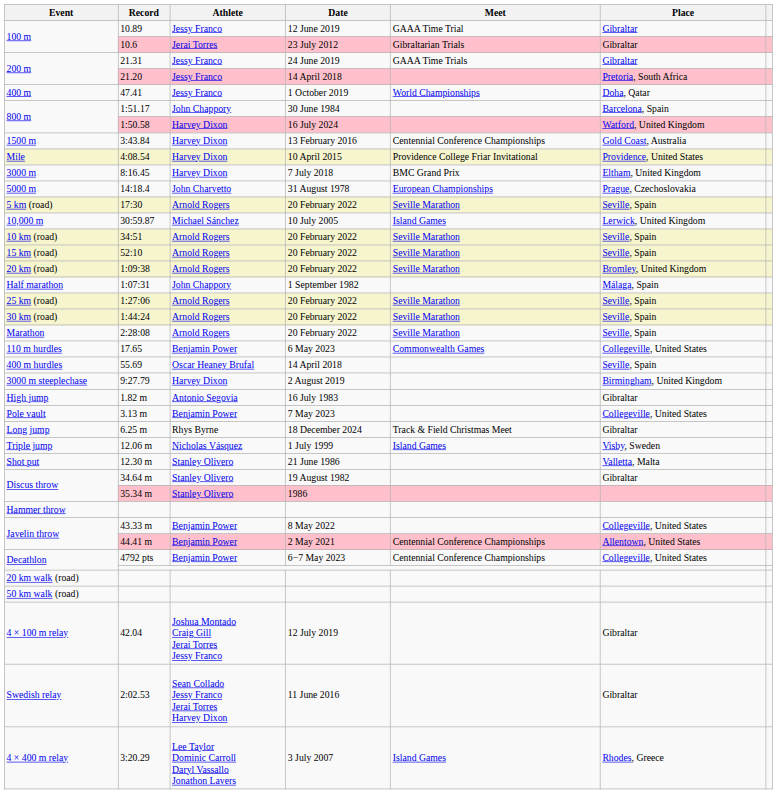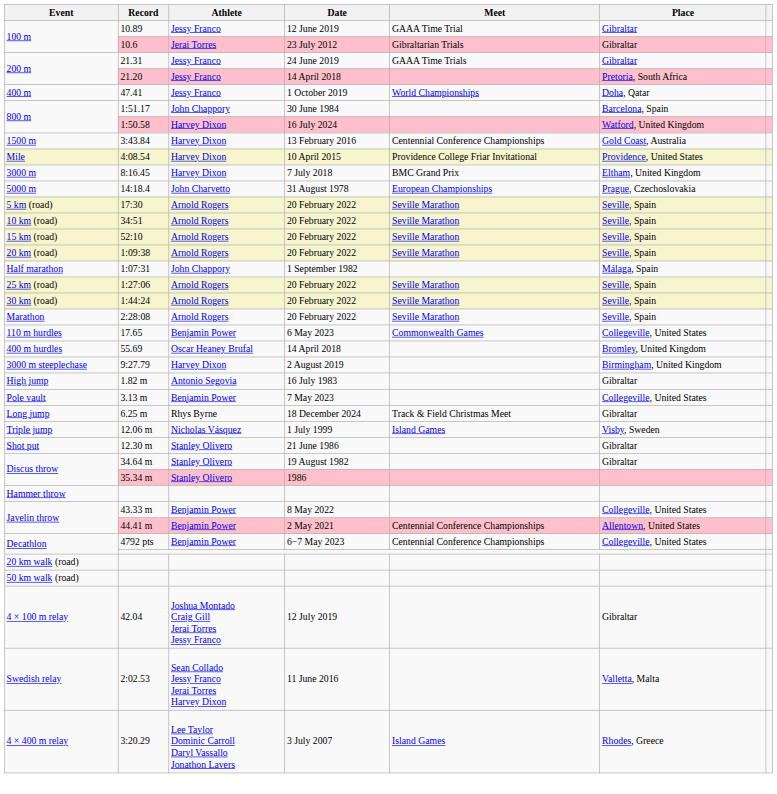- row: (25, 221)
(654, 269) Bromley, United Kingdom -> (629, 253) Seville, Spain
(629, 365) Seville, Spain -> (654, 349) Bromley, United Kingdom
(631, 461) Valletta, Malta -> (620, 445) Gibraltar
(620, 695) Gibraltar -> (631, 679) Valletta, Malta
